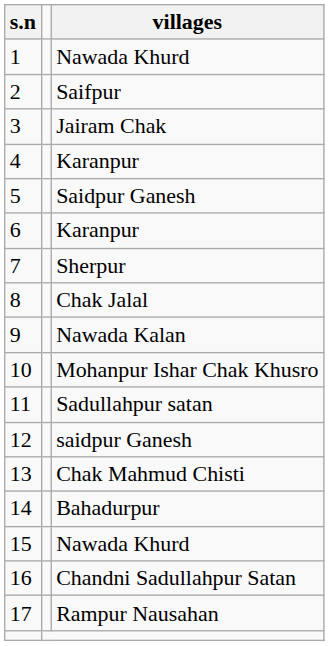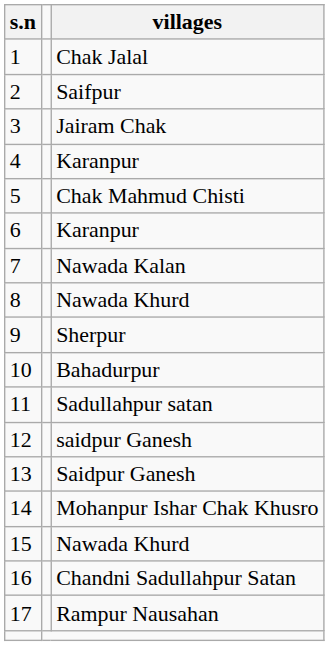(123, 56) Nawada Khurd -> (102, 56) Chak Jalal
(126, 195) Saidpur Ganesh -> (151, 195) Chak Mahmud Chisti
(91, 265) Sherpur -> (121, 265) Nawada Kalan
(102, 299) Chak Jalal -> (123, 299) Nawada Khurd
(121, 334) Nawada Kalan -> (91, 334) Sherpur
(187, 369) Mohanpur Ishar Chak Khusro -> (108, 369) Bahadurpur
(151, 473) Chak Mahmud Chisti -> (126, 473) Saidpur Ganesh
(108, 508) Bahadurpur -> (187, 508) Mohanpur Ishar Chak Khusro
